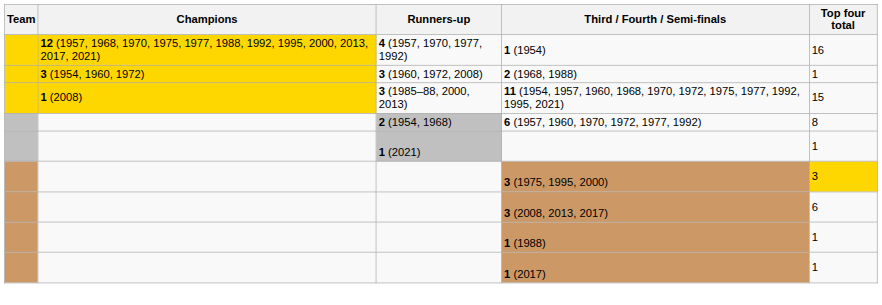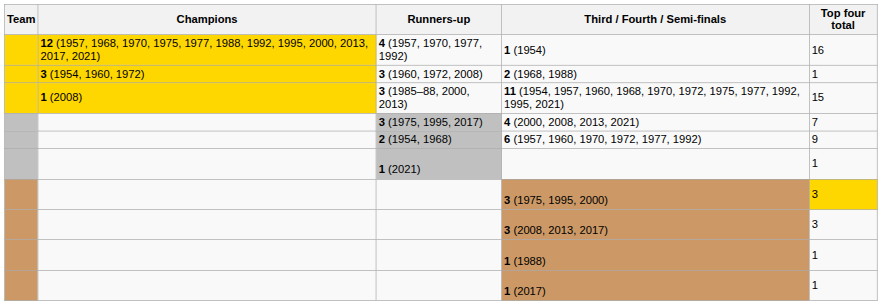+ row: (572, 122)
(815, 122) 8 -> (815, 139) 9
(815, 207) 6 -> (815, 224) 3
